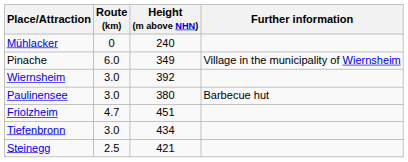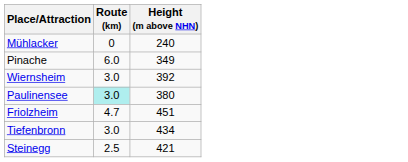- column: (302, 19)
(112, 95) no background -> (112, 95) paleturquoise background
